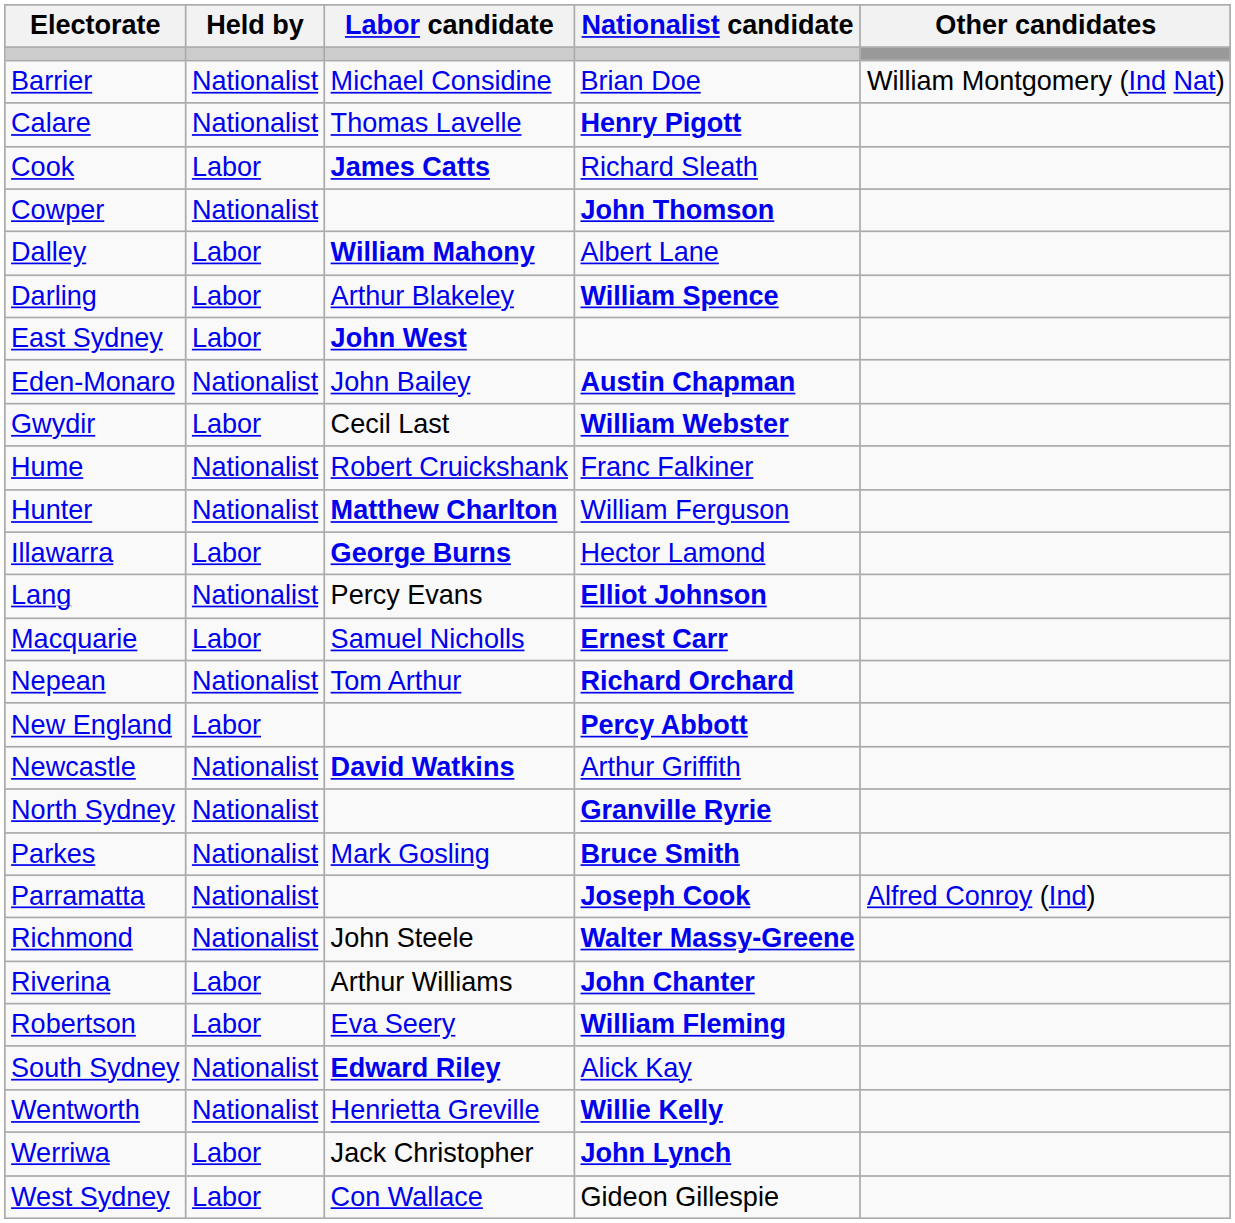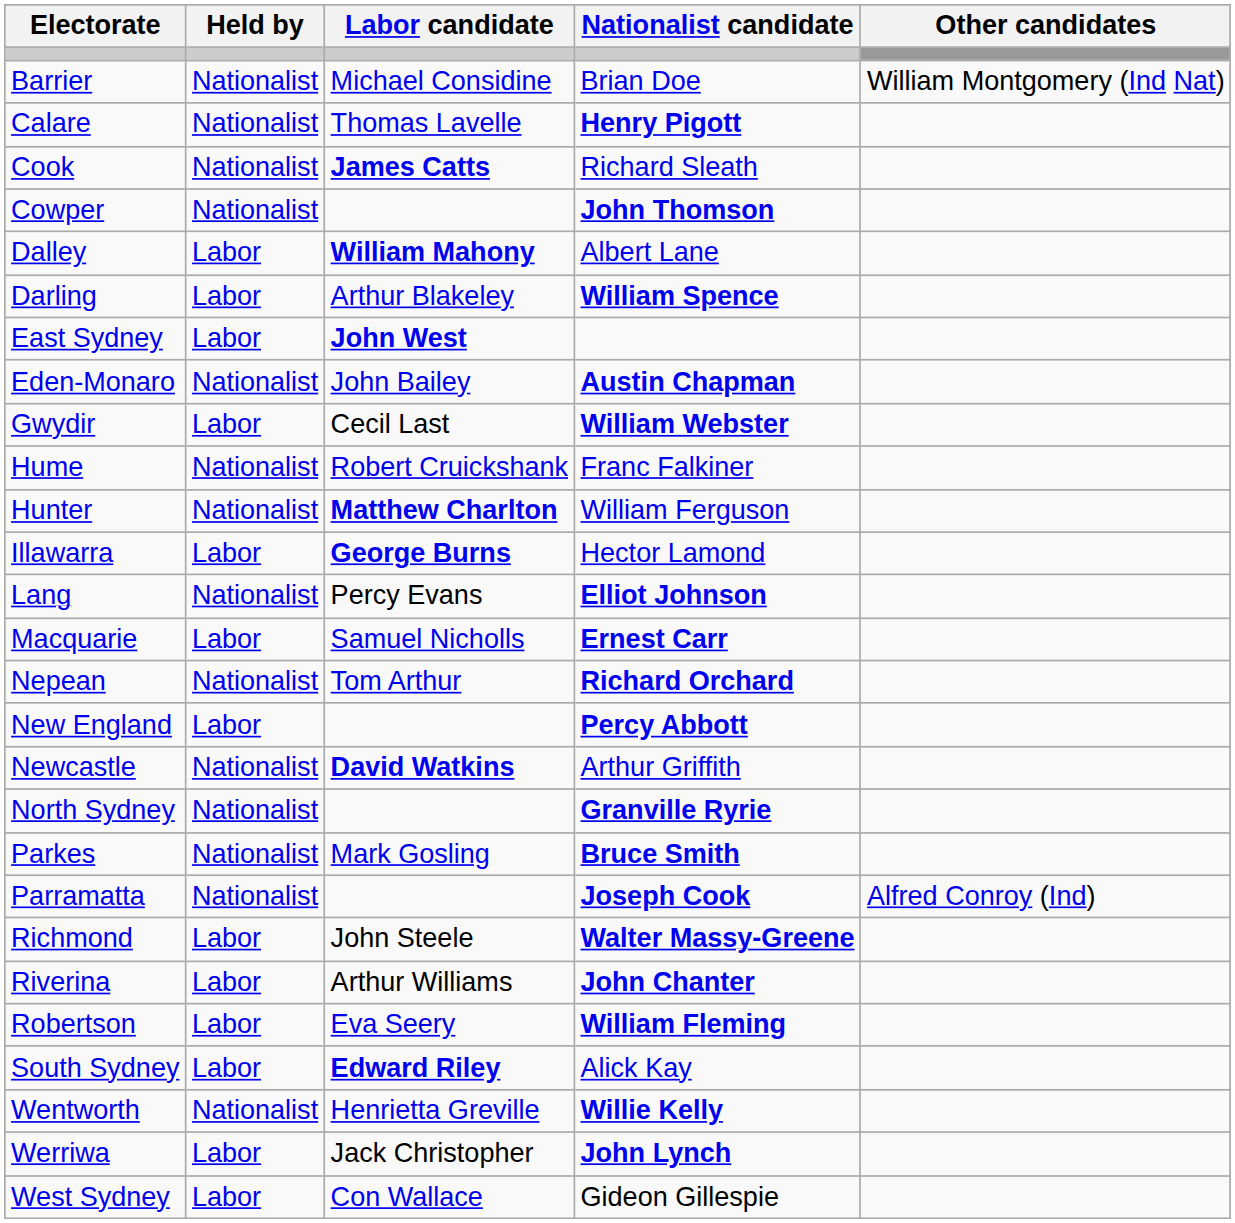(226, 167) Labor -> (255, 167) Nationalist
(255, 938) Nationalist -> (226, 938) Labor
(255, 1067) Nationalist -> (226, 1067) Labor
